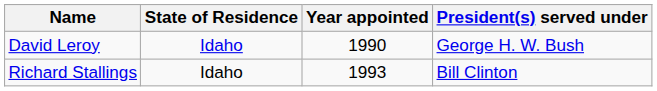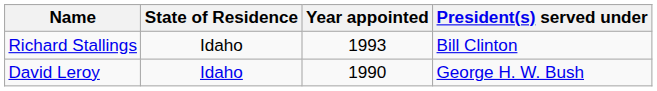rows swapped: (54, 45) <-> (73, 72)
